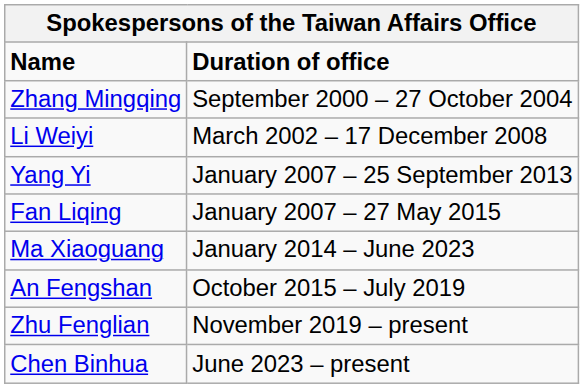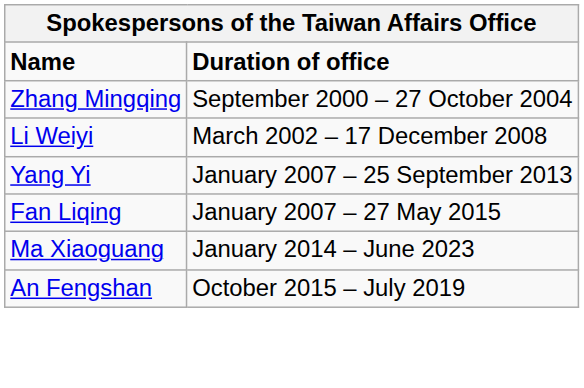- row: (80, 325)
- row: (79, 363)
